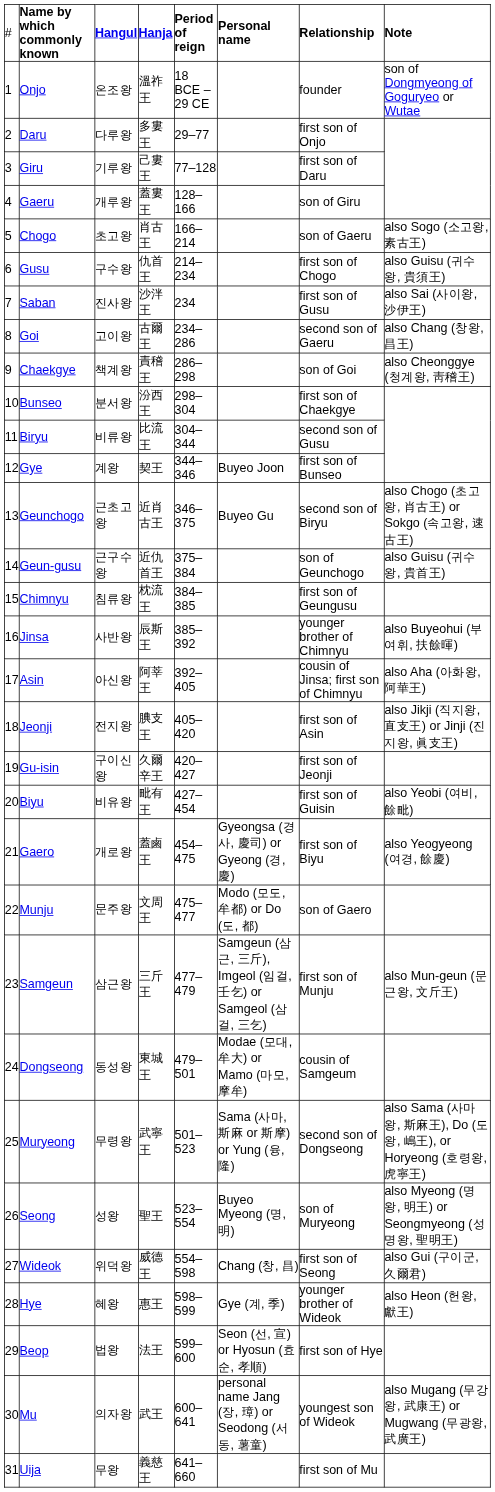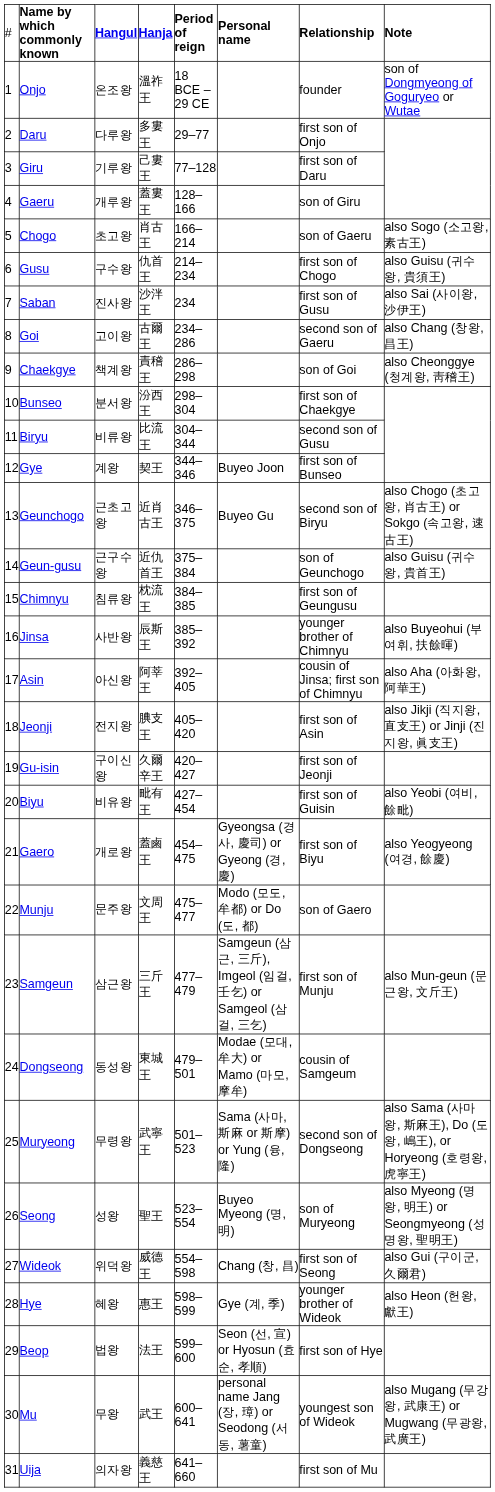(114, 1414) 의자왕 -> (107, 1414) 무왕
(107, 1470) 무왕 -> (114, 1470) 의자왕
